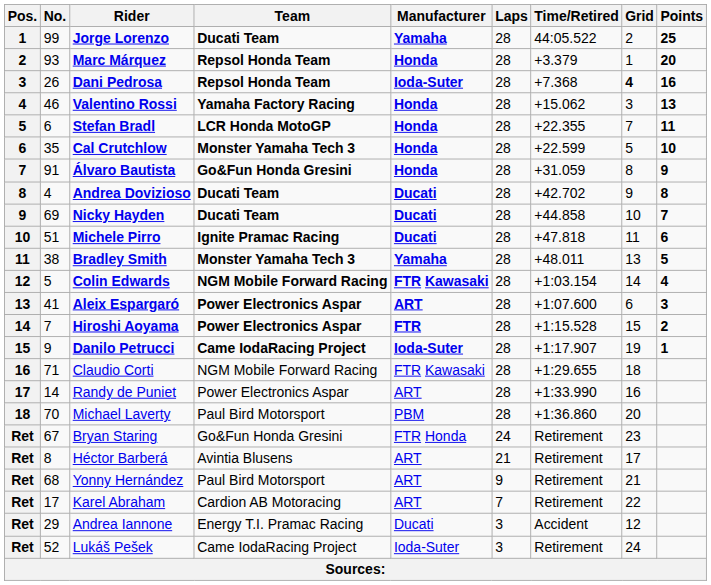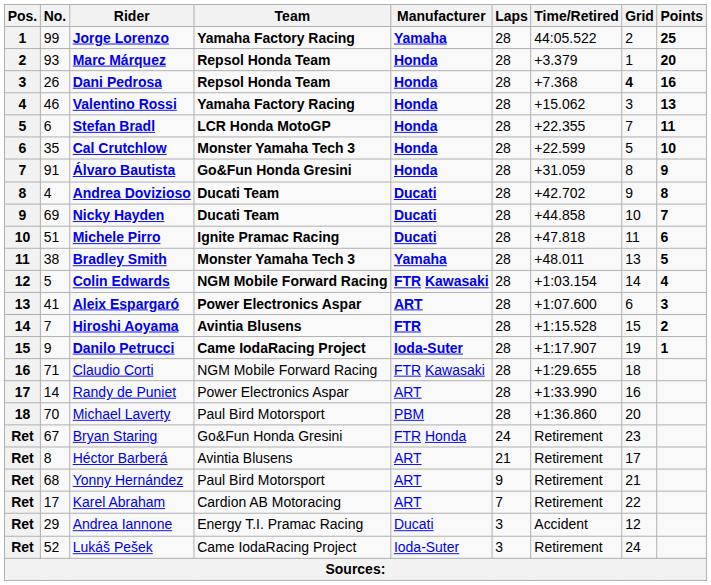(238, 38) Ducati Team -> (276, 38) Yamaha Factory Racing
(428, 82) Ioda-Suter -> (416, 82) Honda
(279, 326) Power Electronics Aspar -> (249, 326) Avintia Blusens
